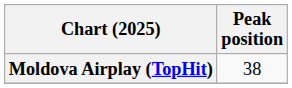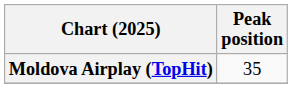(252, 68) 38 -> (252, 68) 35
